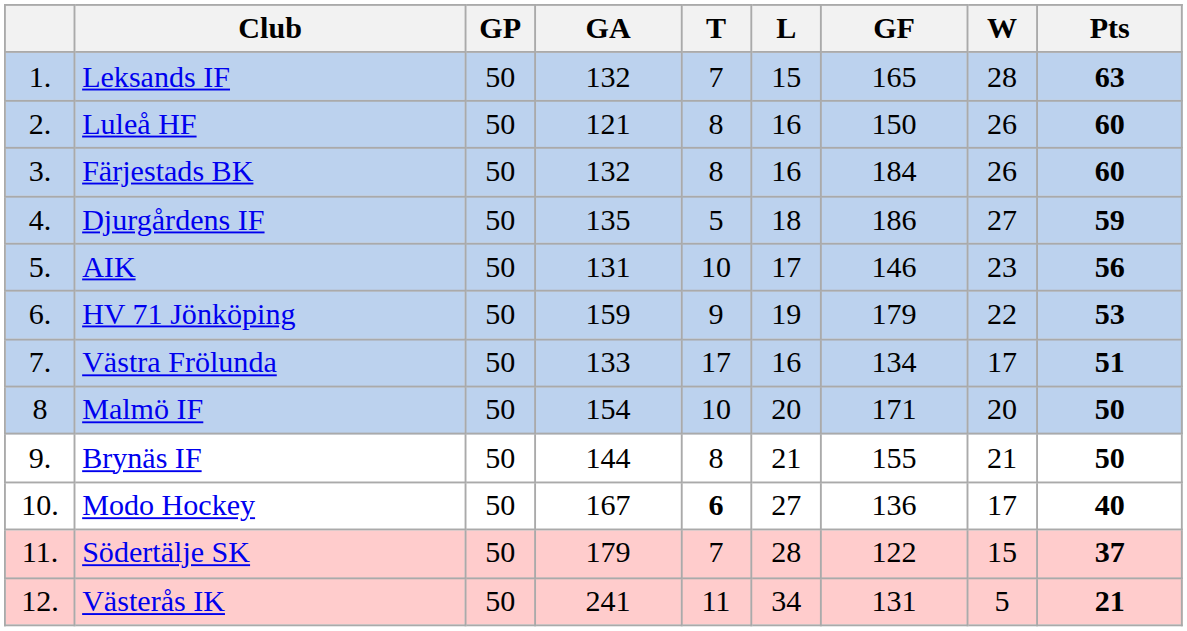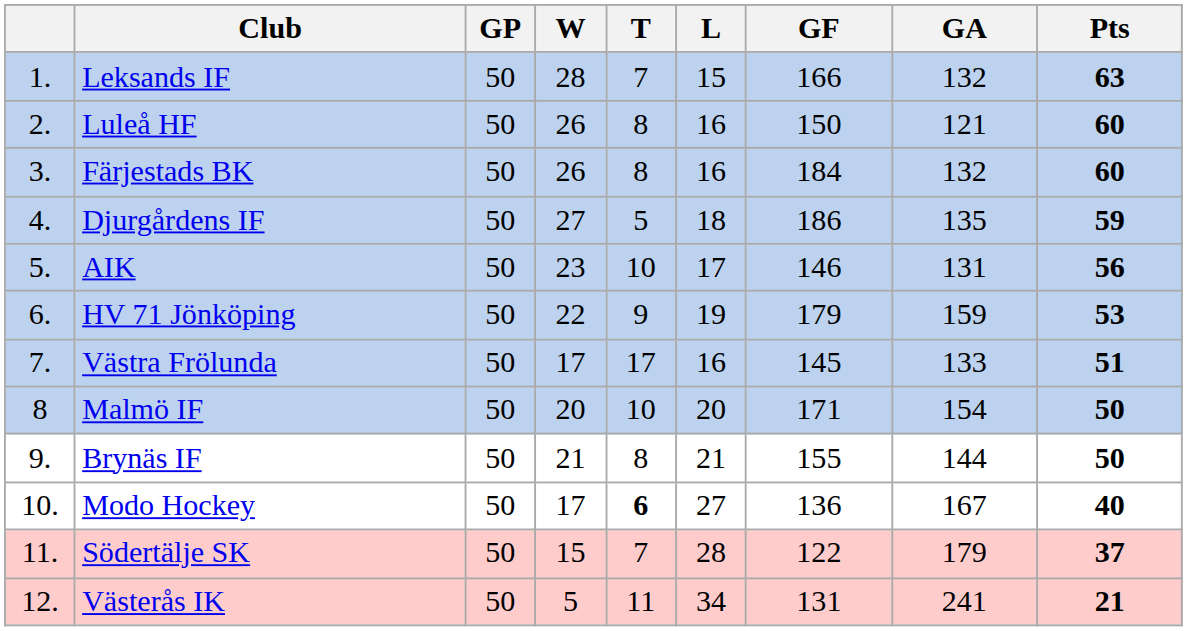columns swapped: (1002, 28) <-> (608, 28)
(894, 76) 165 -> (819, 76) 166
(894, 362) 134 -> (819, 362) 145
